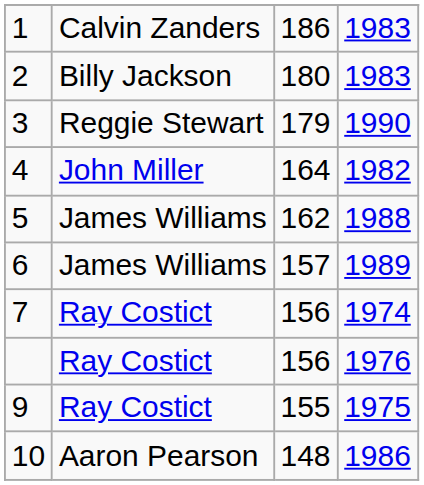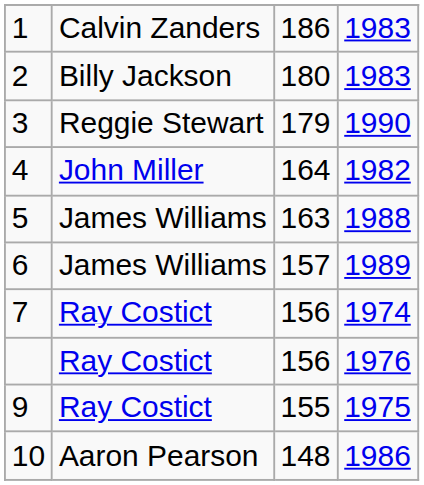(305, 218) 162 -> (305, 218) 163
